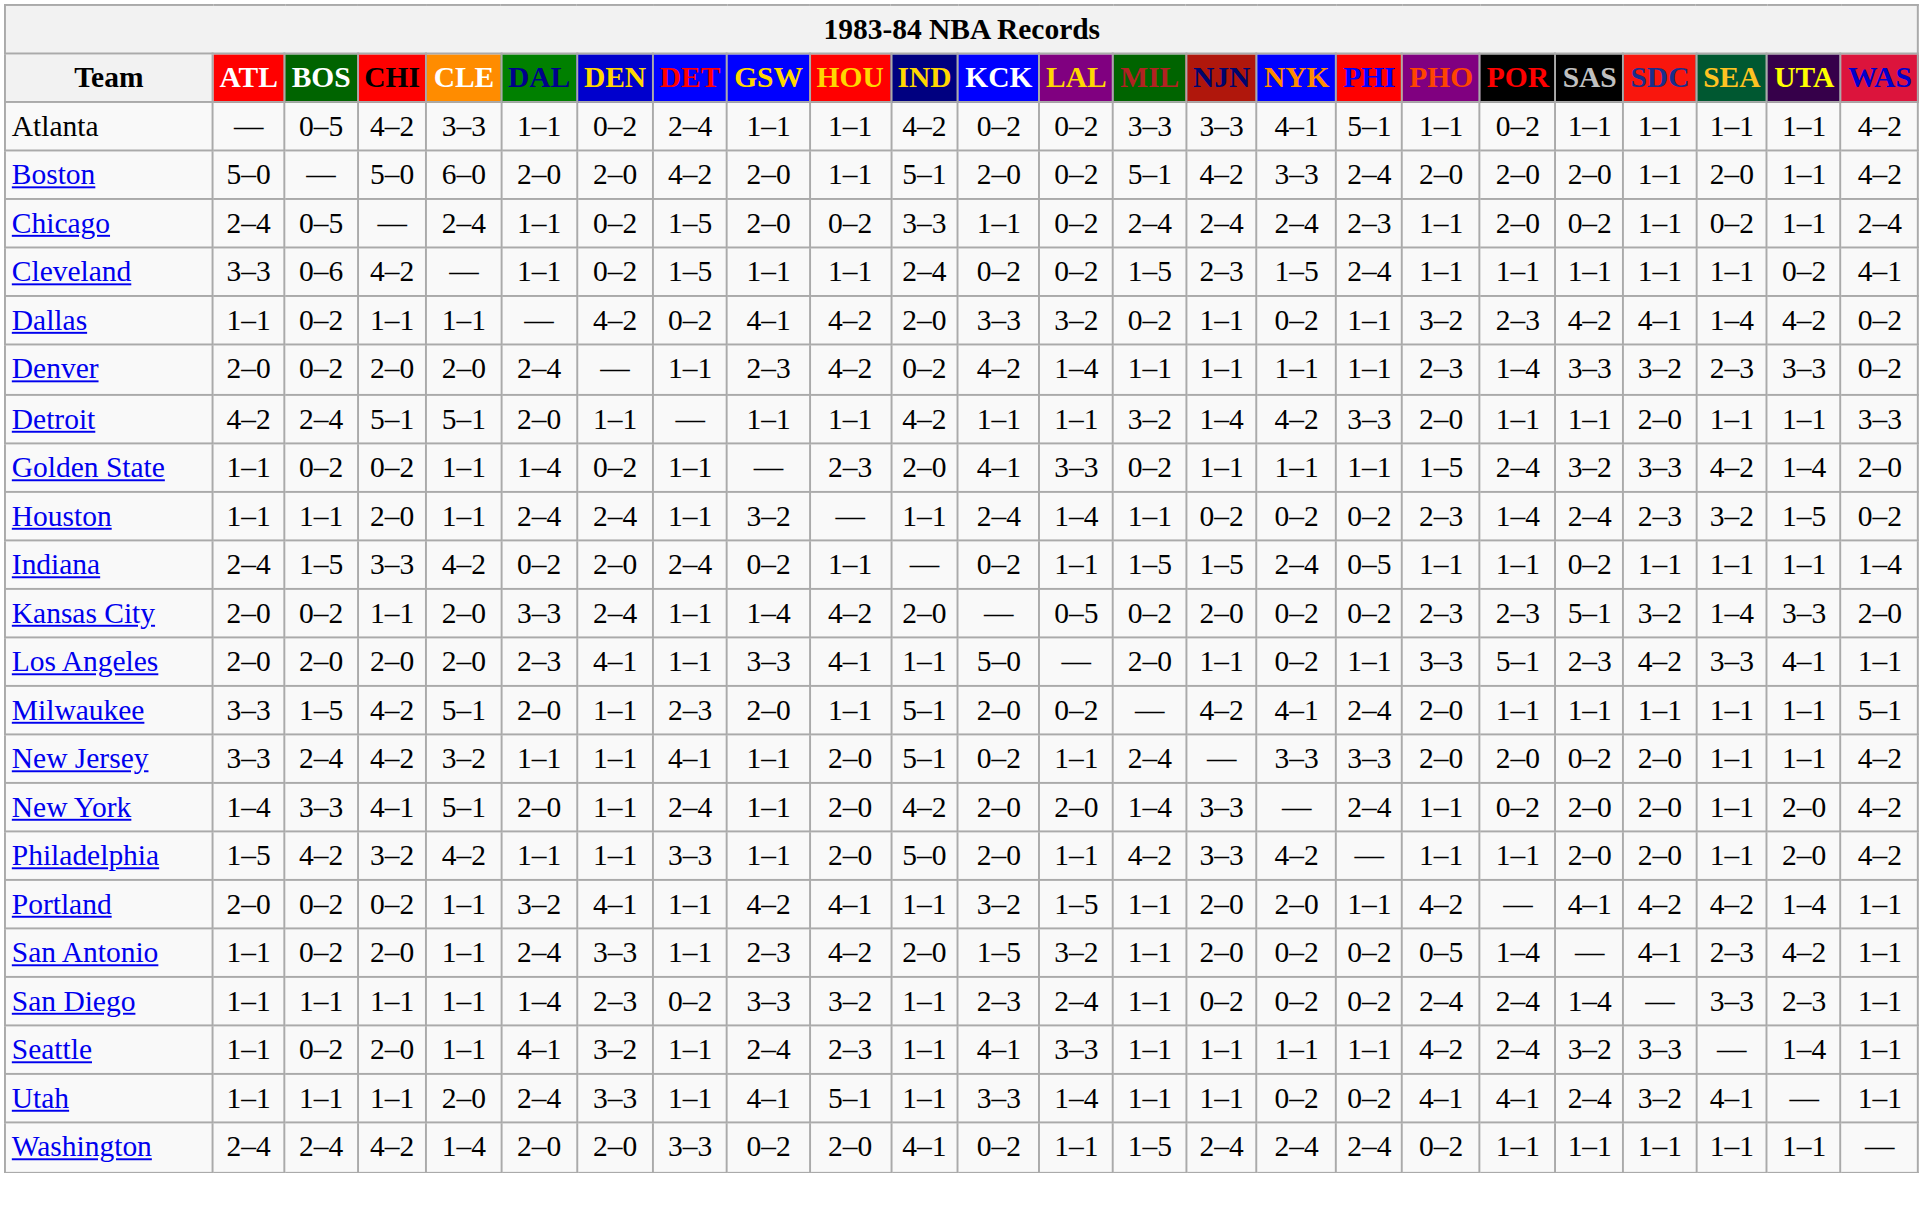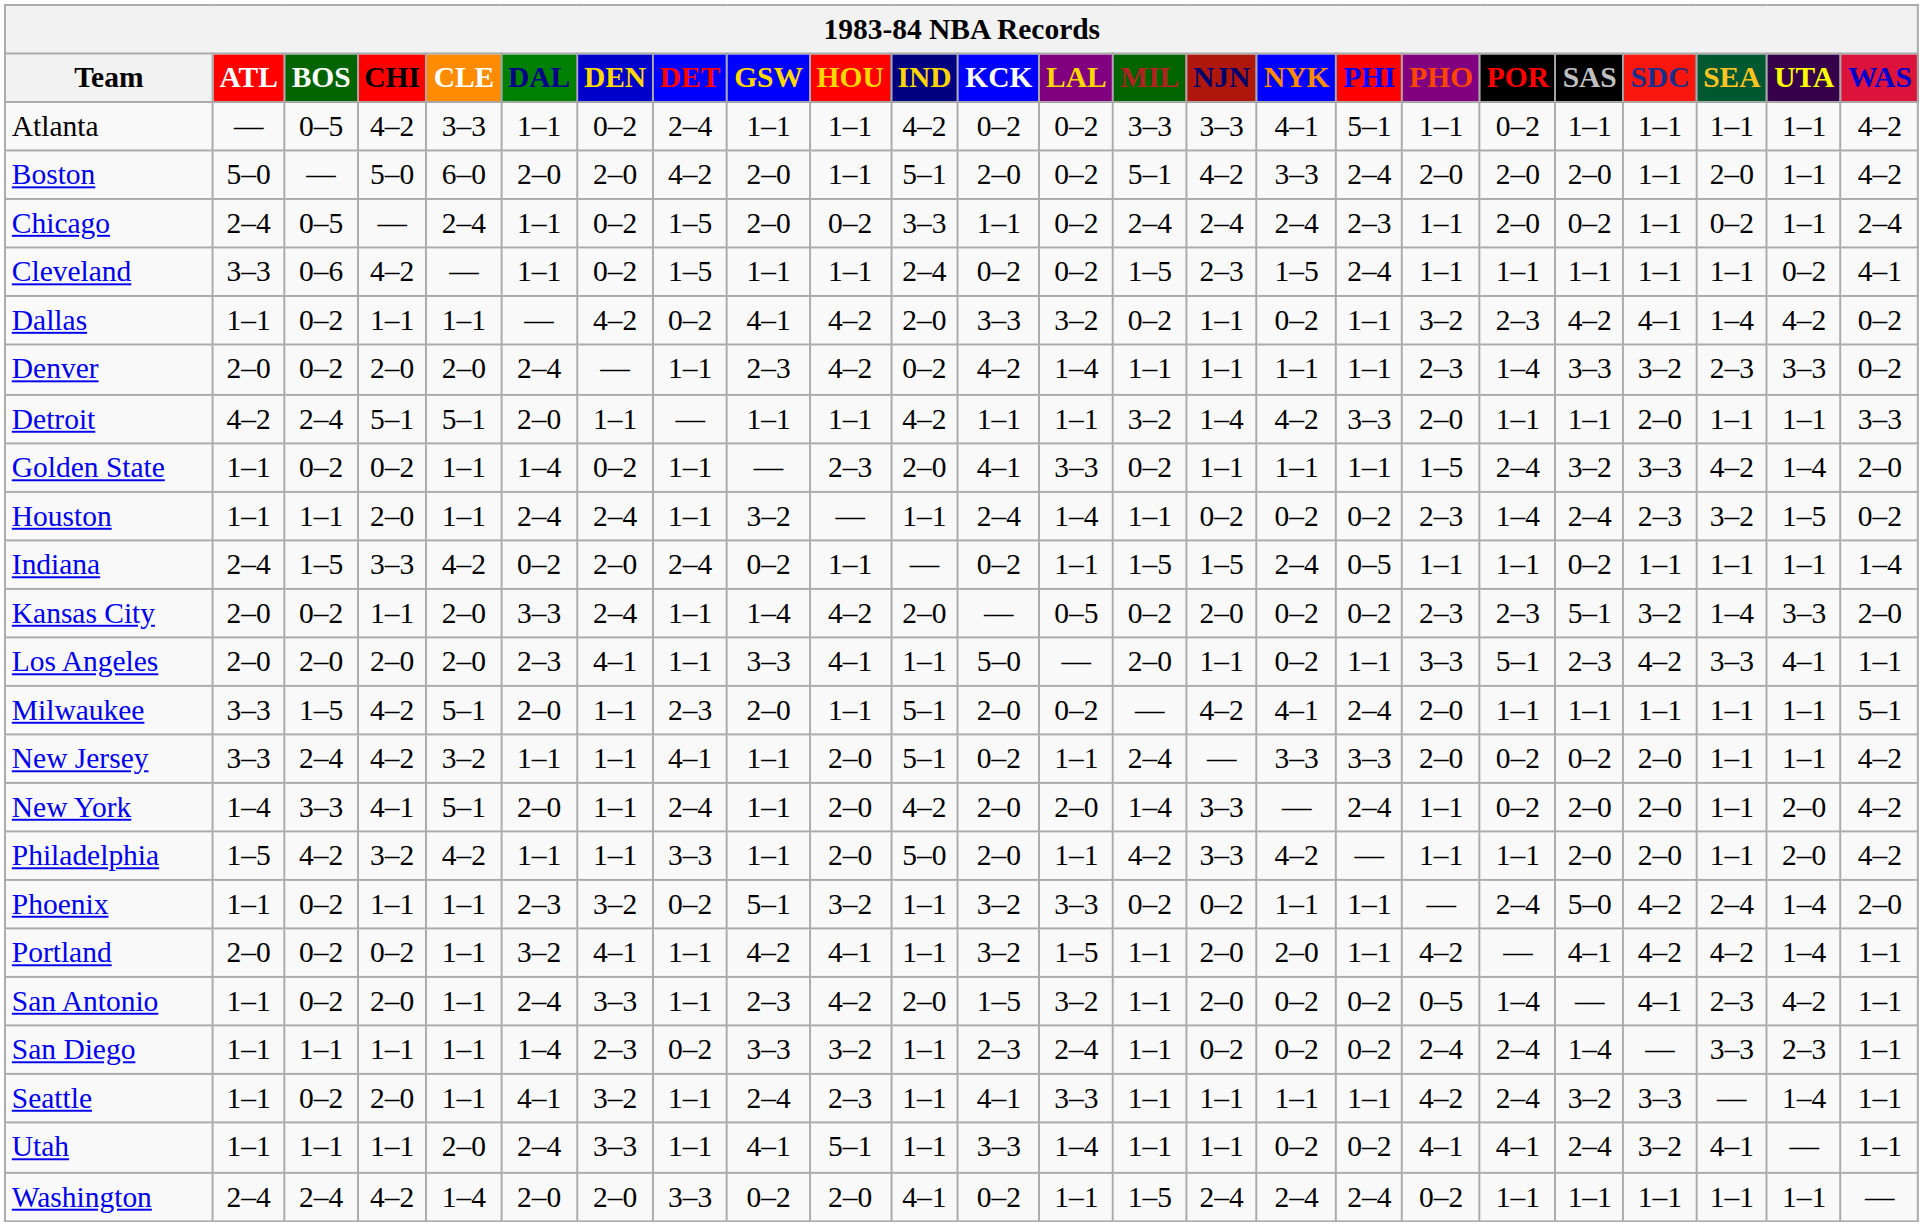(1518, 758) 2–0 -> (1518, 758) 0–2
+ row: (60, 904)
